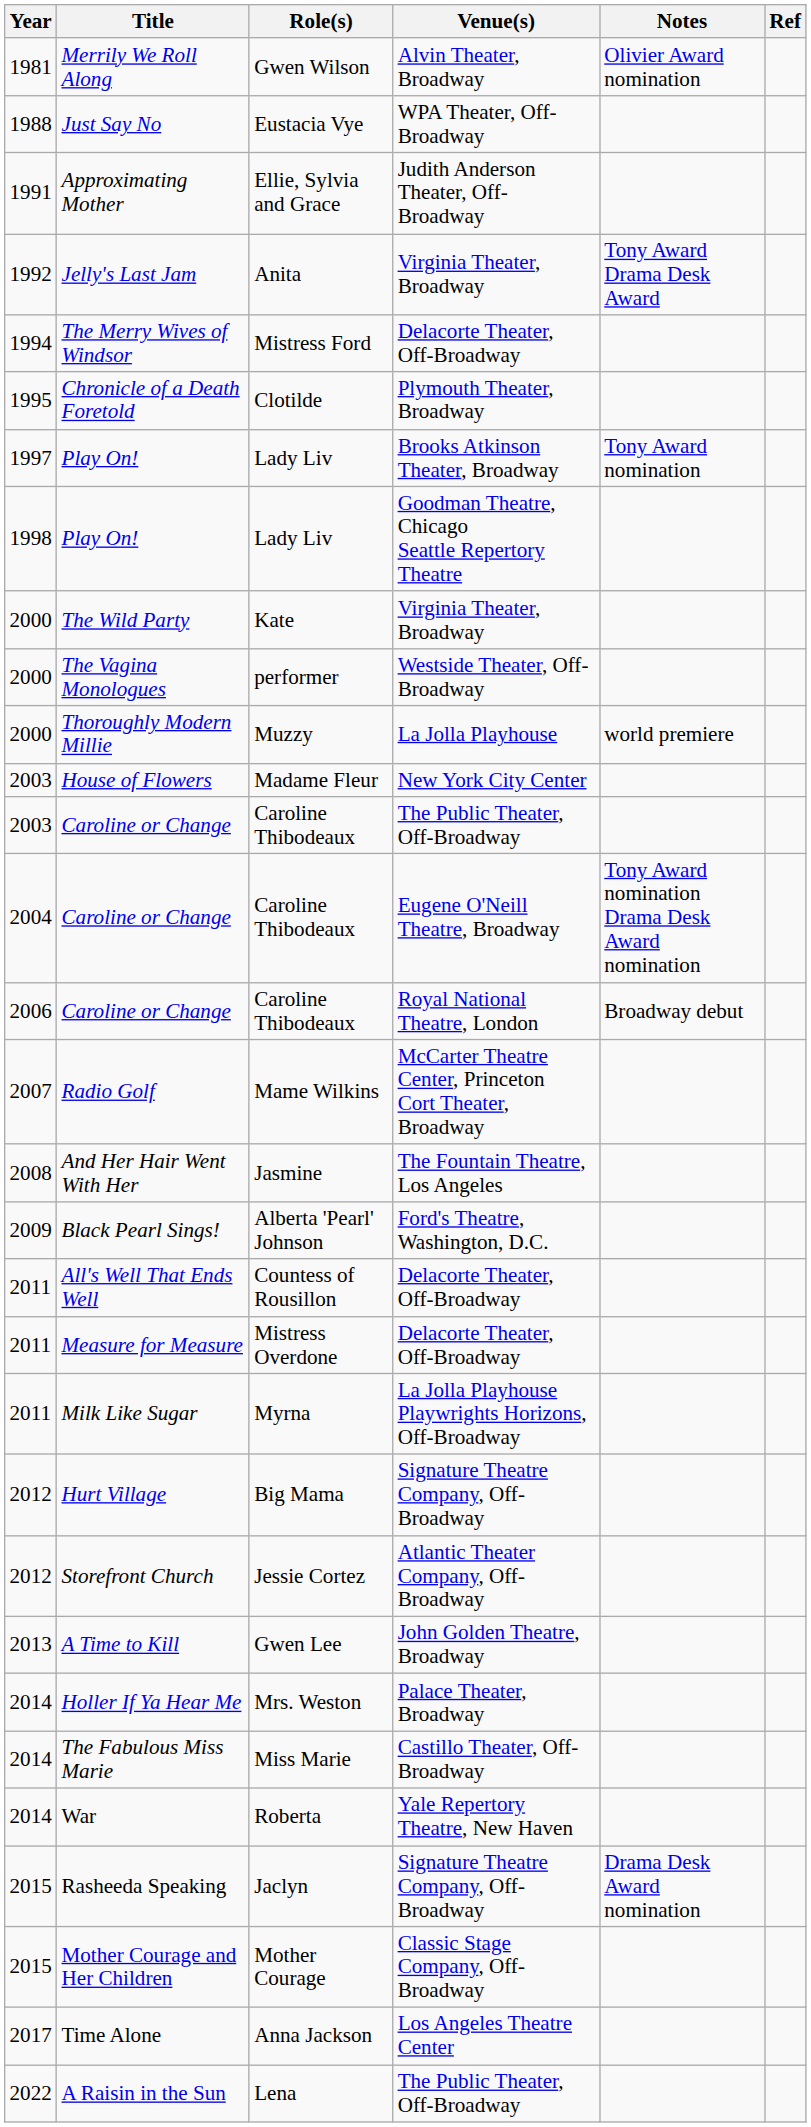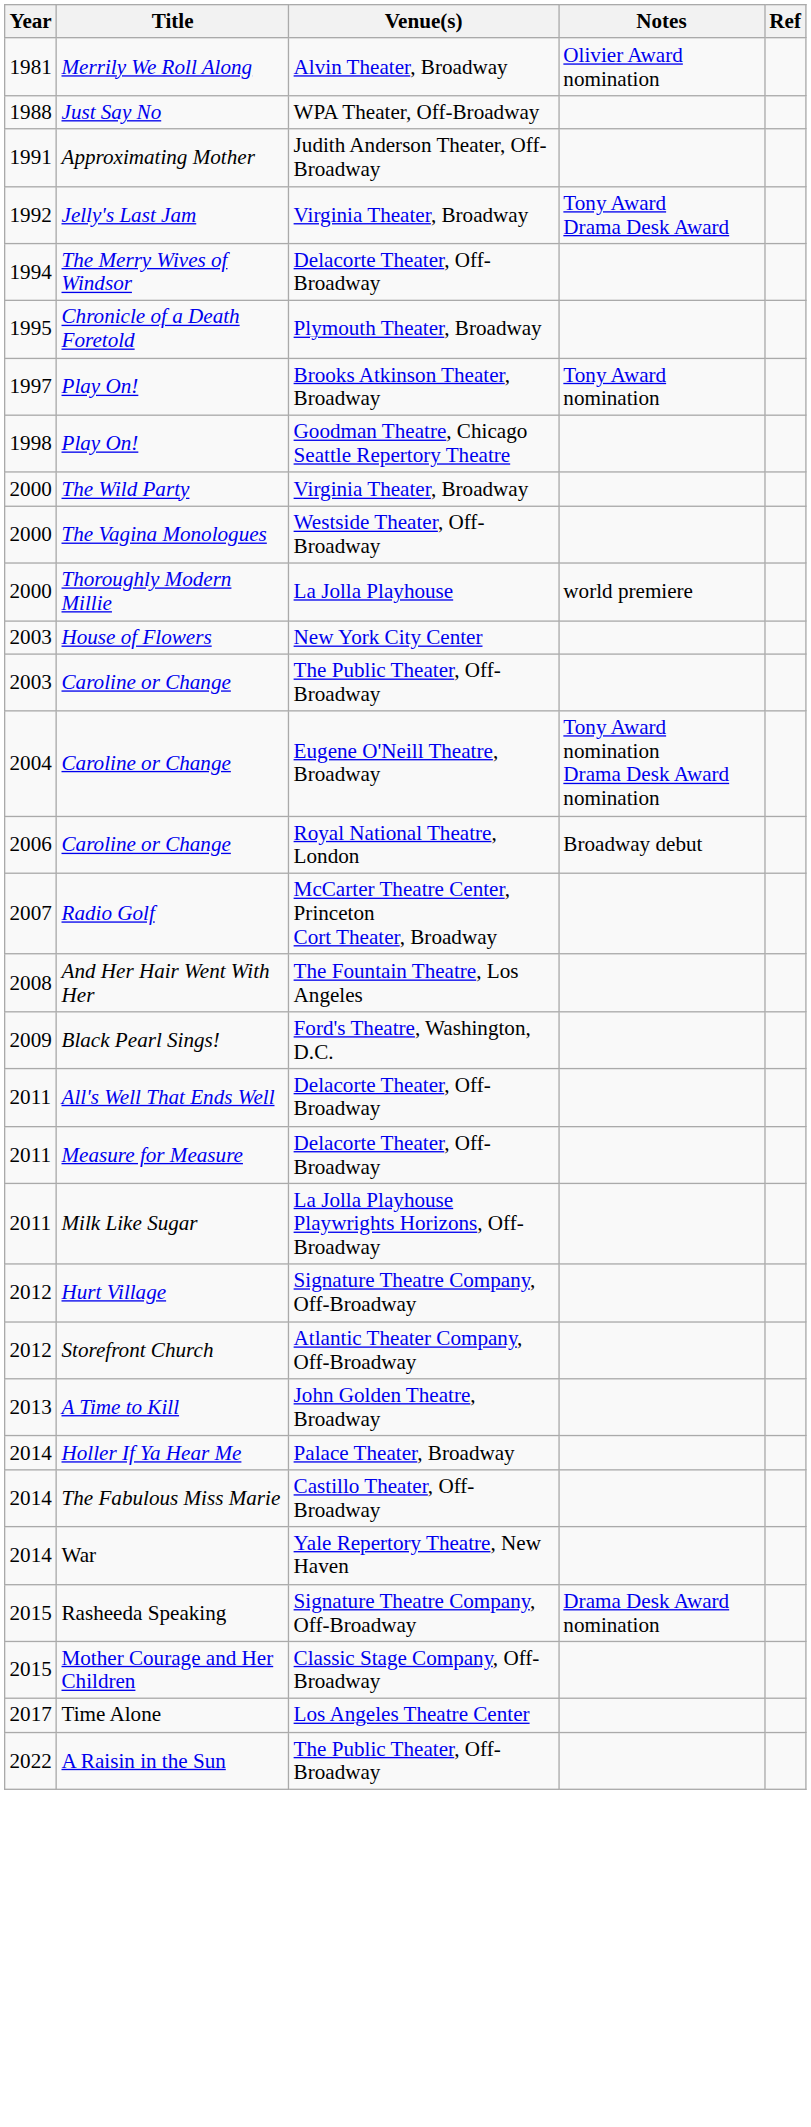- column: (321, 21)
